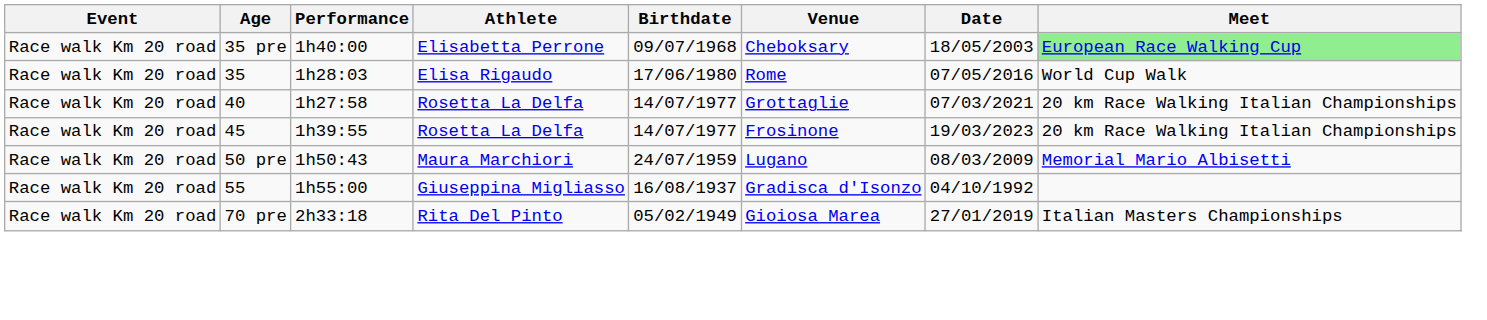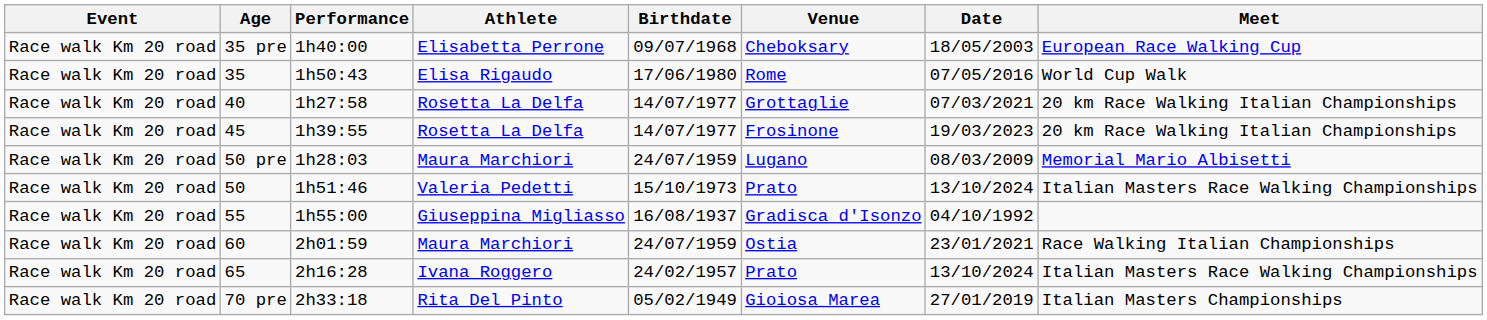(1171, 47) lightgreen background -> (1171, 47) no background
(331, 75) 1h28:03 -> (331, 75) 1h50:43
(331, 160) 1h50:43 -> (331, 160) 1h28:03
+ row: (235, 188)
+ row: (235, 244)
+ row: (235, 272)
